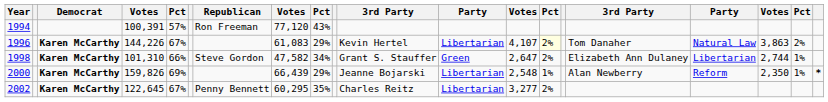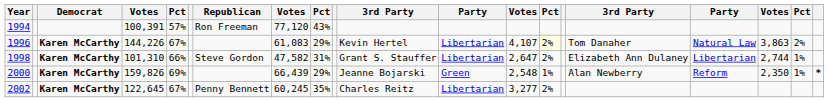(322, 58) 34% -> (322, 58) 31%
(455, 58) Green -> (473, 58) Libertarian
(473, 73) Libertarian -> (455, 73) Green
(291, 89) 60,295 -> (291, 89) 60,245
